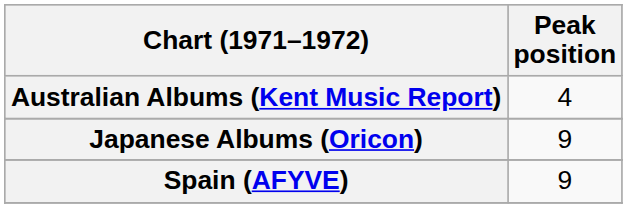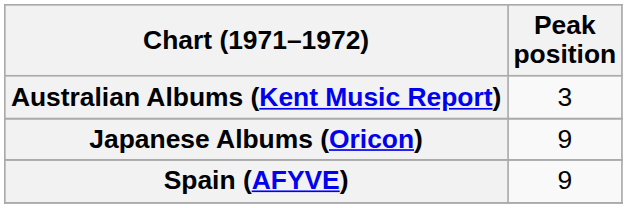(565, 97) 4 -> (565, 97) 3
